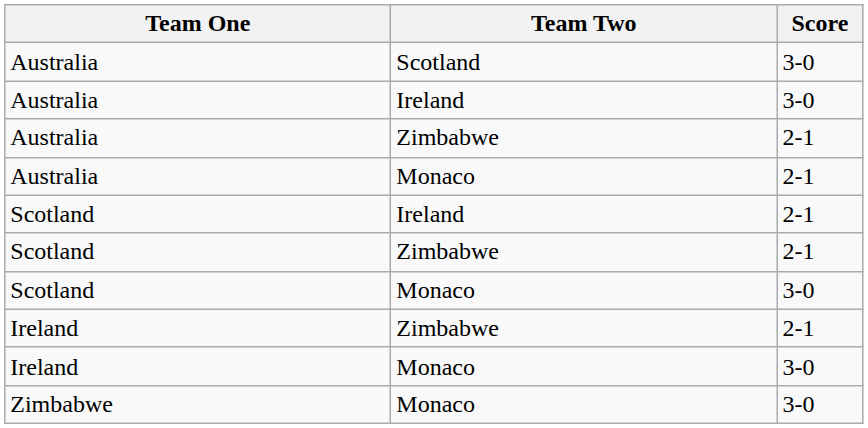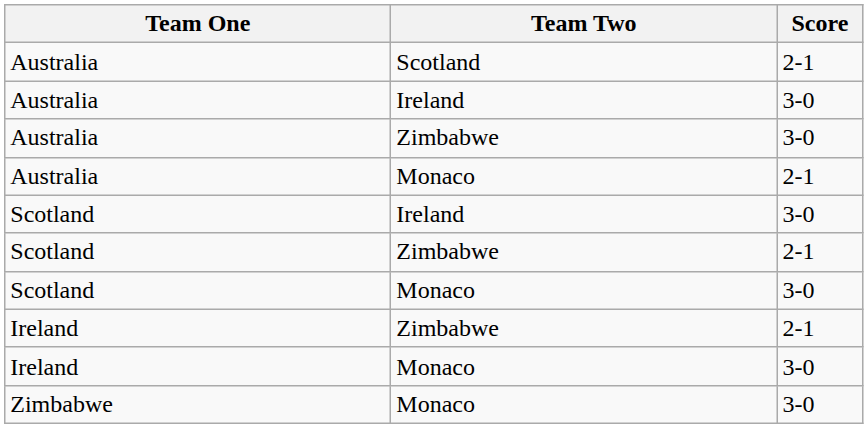(798, 61) 3-0 -> (798, 61) 2-1
(798, 137) 2-1 -> (798, 137) 3-0
(798, 213) 2-1 -> (798, 213) 3-0
